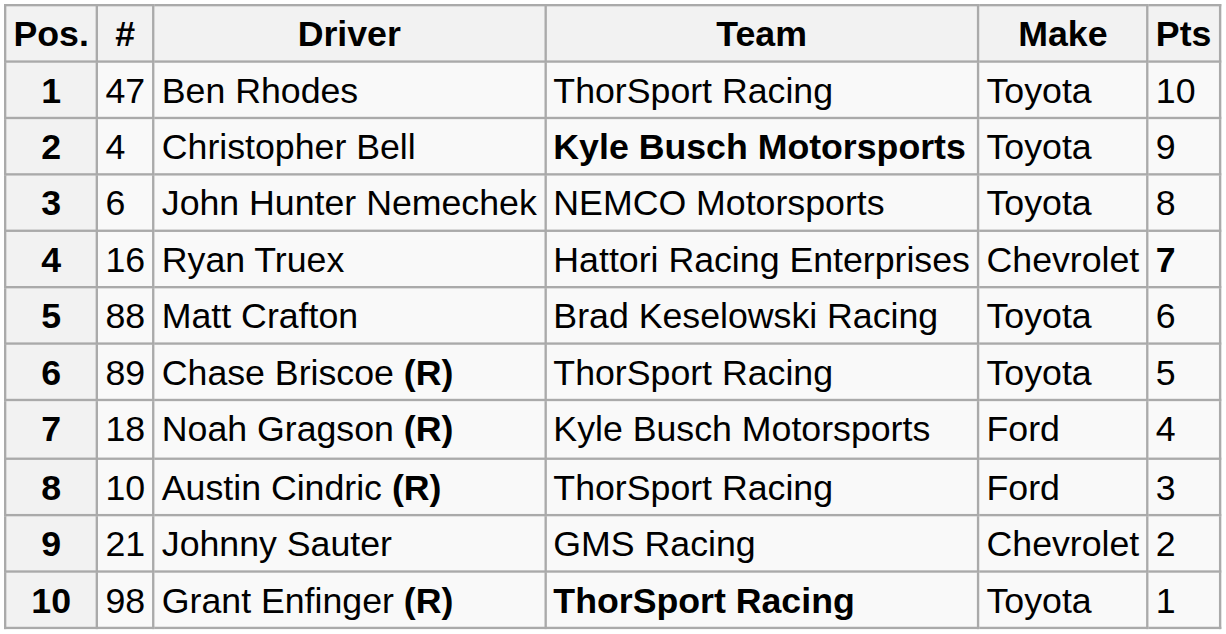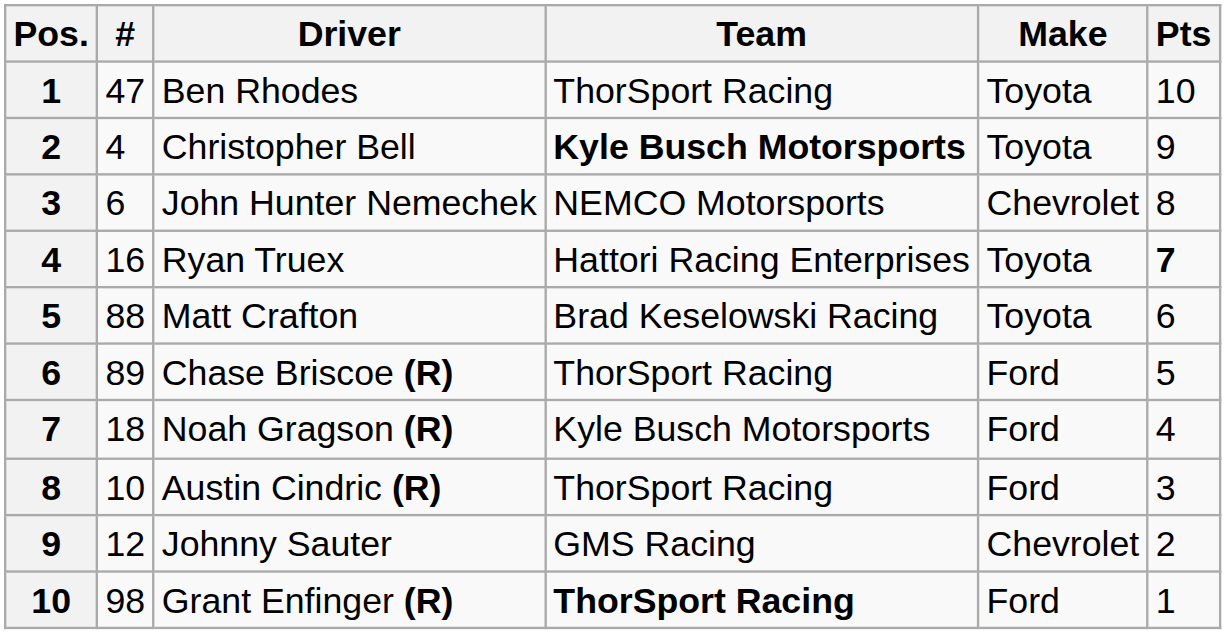(1039, 203) Toyota -> (1063, 203) Chevrolet
(1063, 260) Chevrolet -> (1039, 260) Toyota
(1039, 373) Toyota -> (1023, 373) Ford
(125, 543) 21 -> (125, 543) 12
(1039, 599) Toyota -> (1023, 599) Ford
